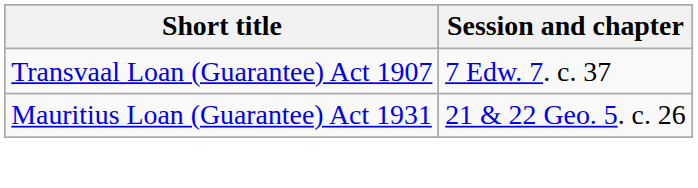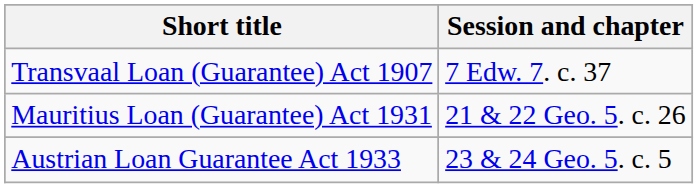+ row: (206, 159)
